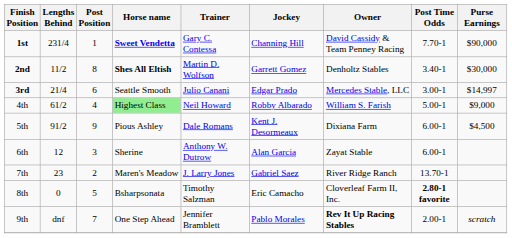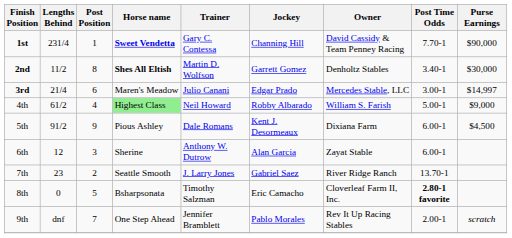(143, 90) Seattle Smooth -> (147, 90) Maren's Meadow
(147, 173) Maren's Meadow -> (143, 173) Seattle Smooth
(360, 220) bold -> (358, 220) normal
